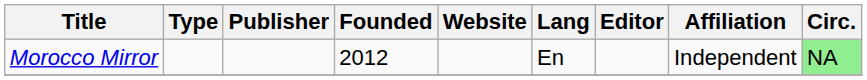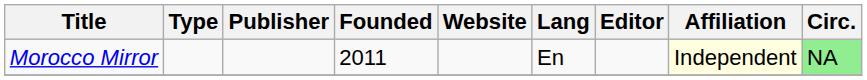(364, 57) 2012 -> (363, 57) 2011
(735, 57) no background -> (735, 57) lightyellow background
